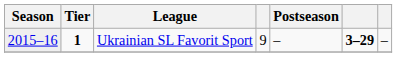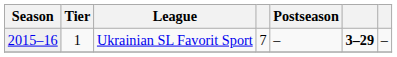(77, 40) bold -> (77, 40) normal
(263, 40) 9 -> (263, 40) 7
